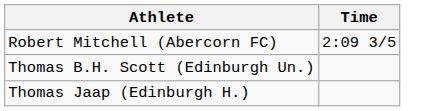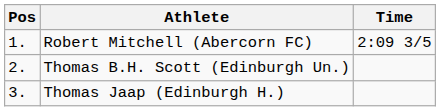+ column: (22, 17)
